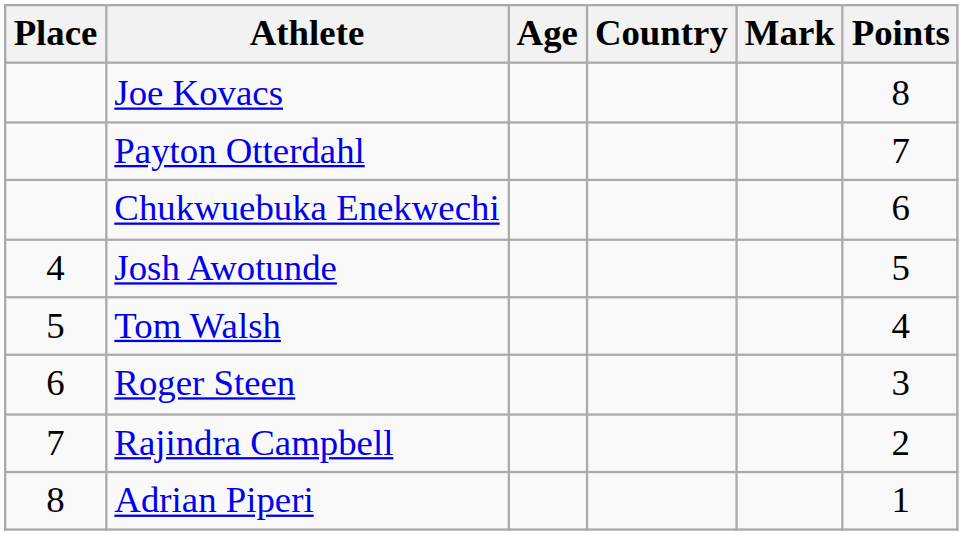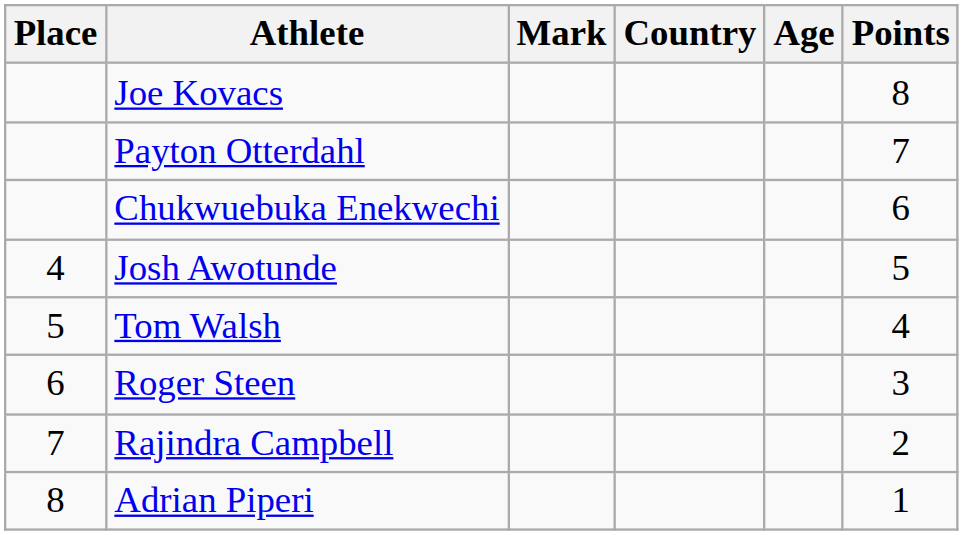columns swapped: (547, 33) <-> (790, 33)
